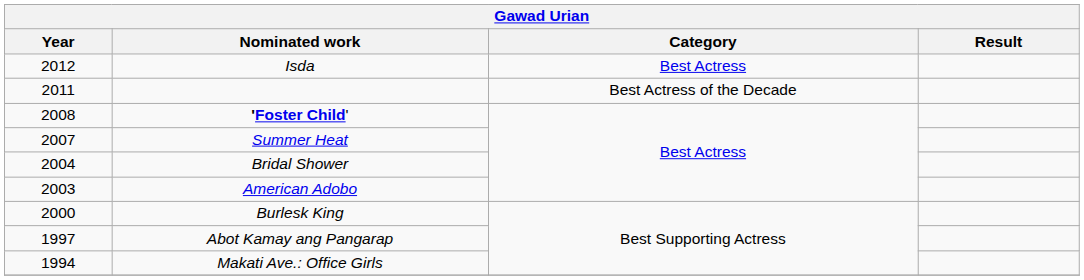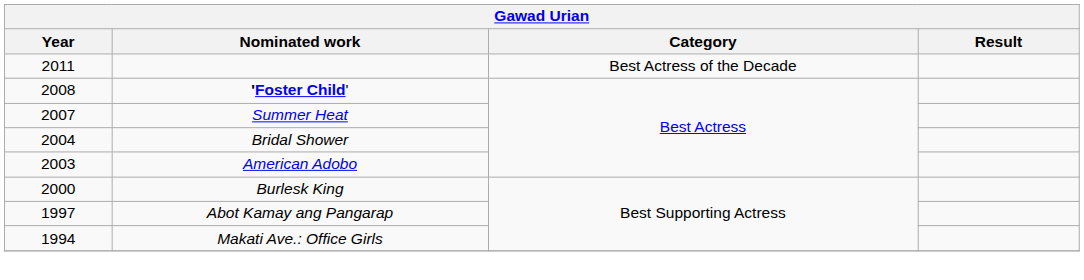- row: (58, 66)
